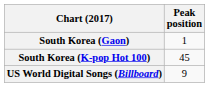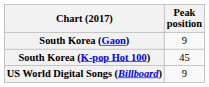(184, 40) 1 -> (184, 40) 9
